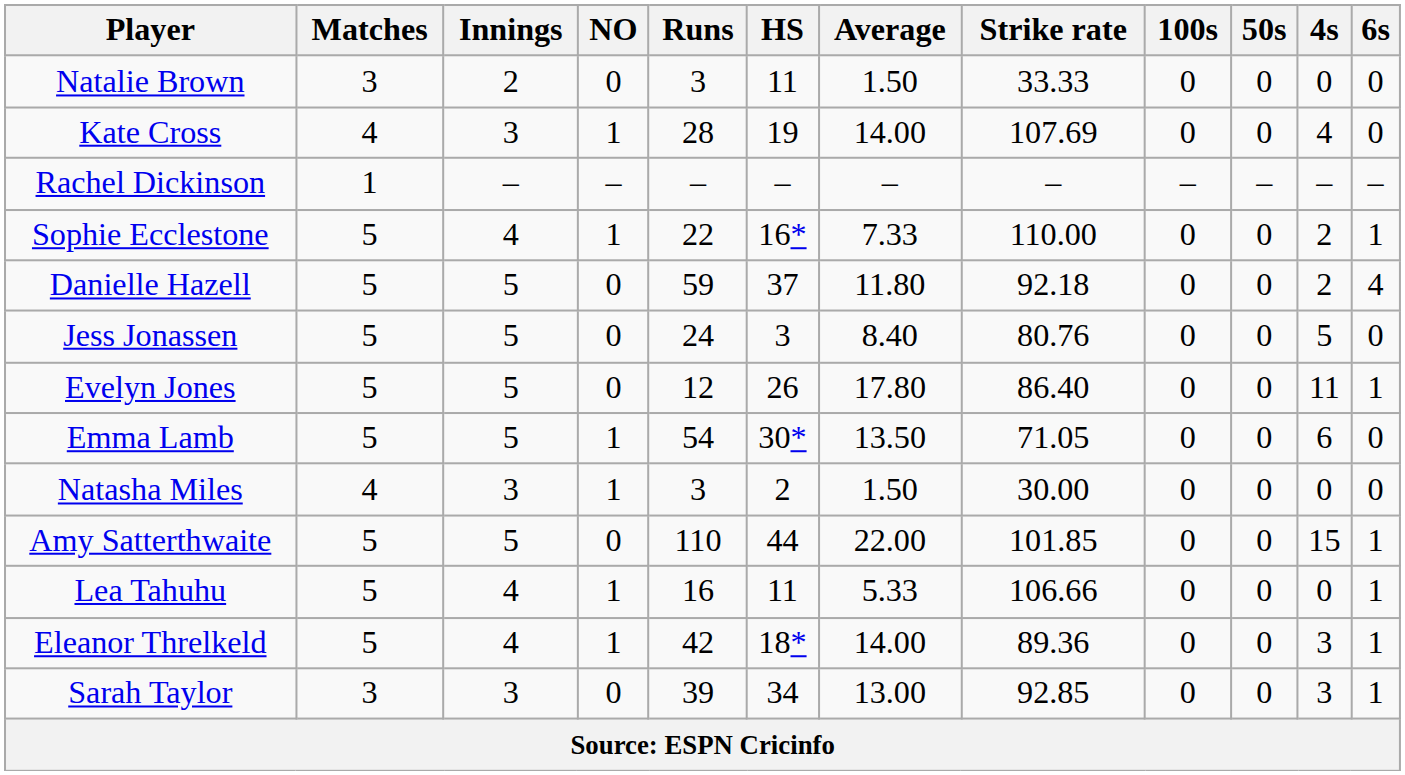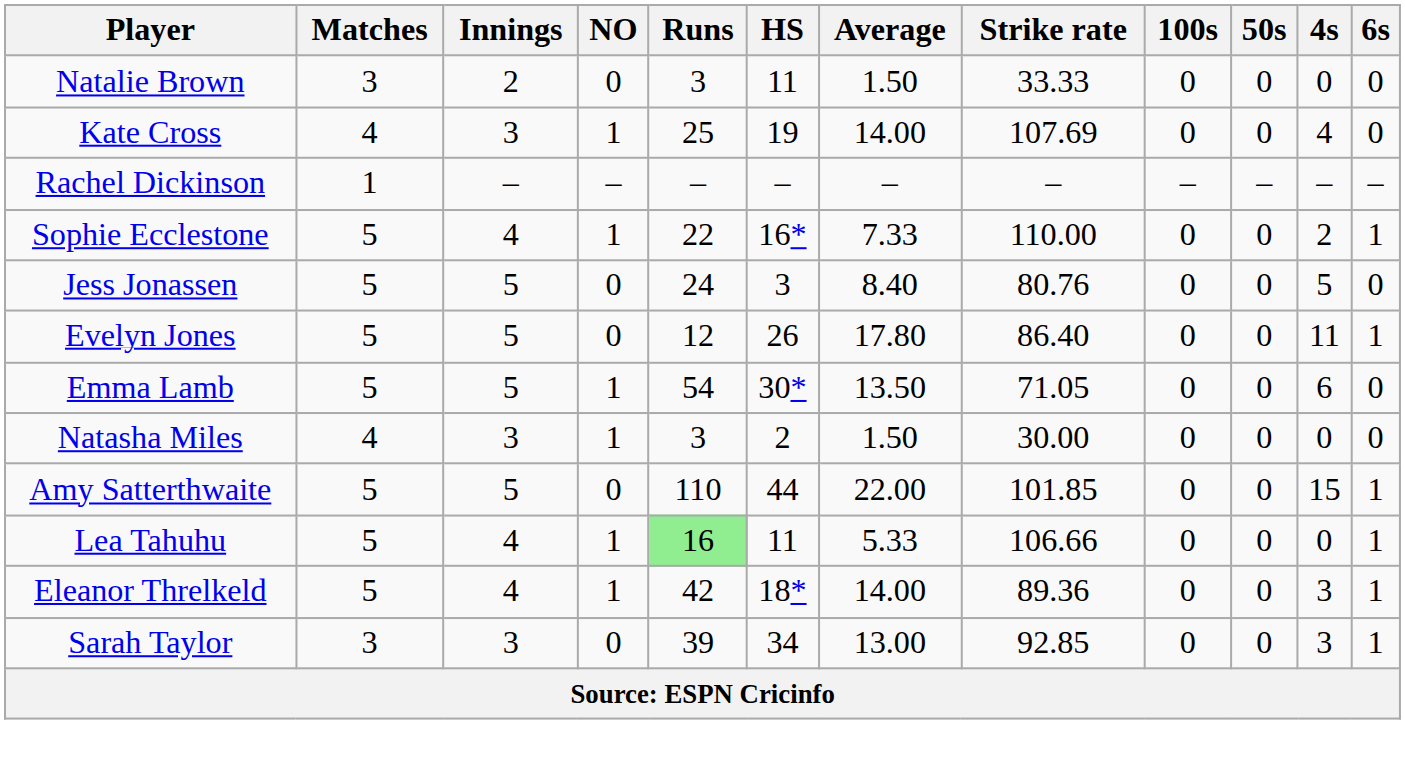(698, 132) 28 -> (698, 132) 25
- row: (150, 285)
(698, 591) no background -> (698, 540) lightgreen background
